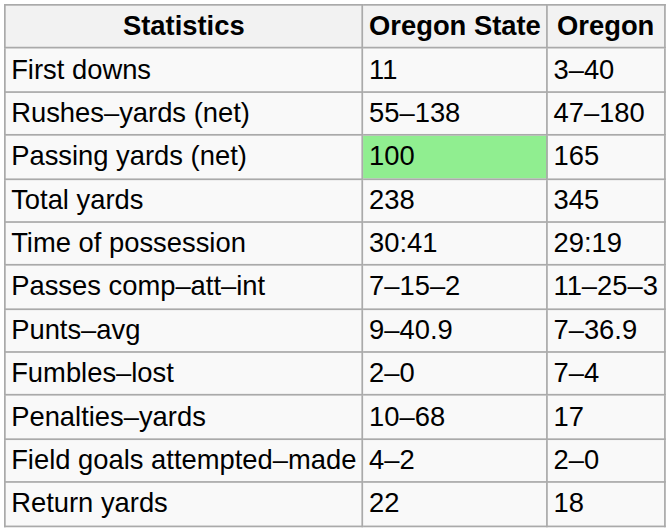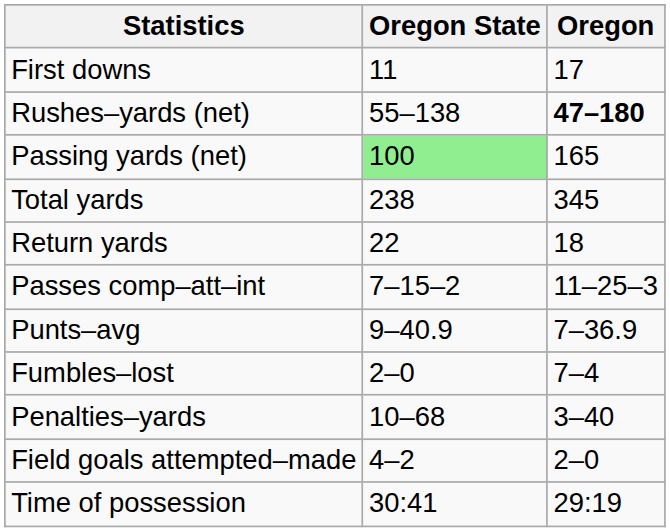(584, 69) 3–40 -> (569, 69) 17
(599, 112) normal -> (599, 112) bold
rows swapped: (89, 503) <-> (129, 243)
(569, 416) 17 -> (584, 416) 3–40
